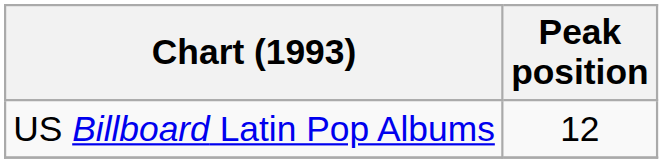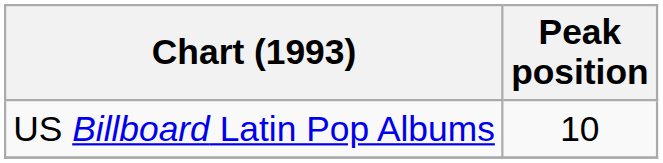(580, 128) 12 -> (580, 128) 10
